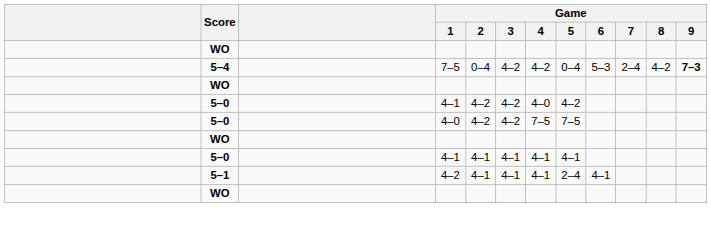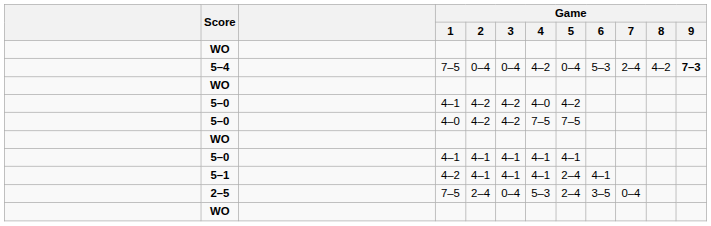(511, 67) 4–2 -> (511, 67) 0–4
+ row: (220, 193)
